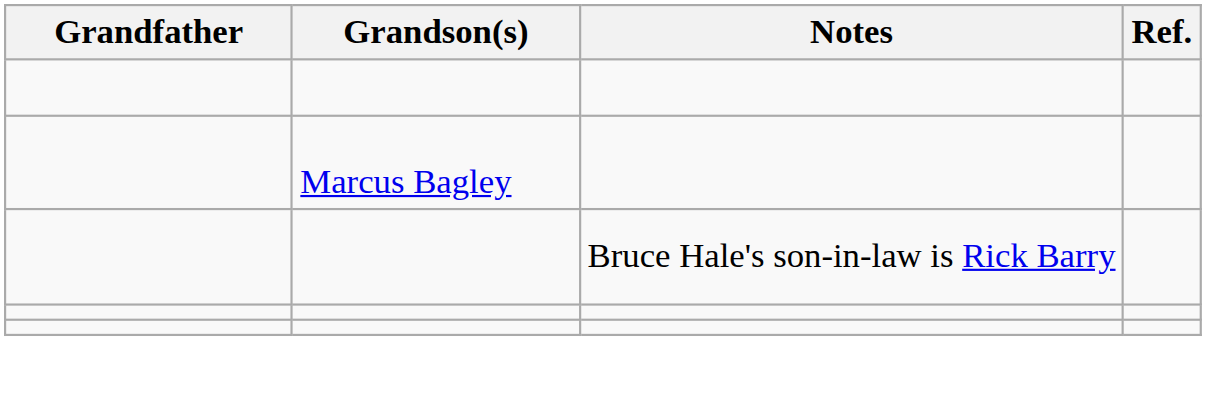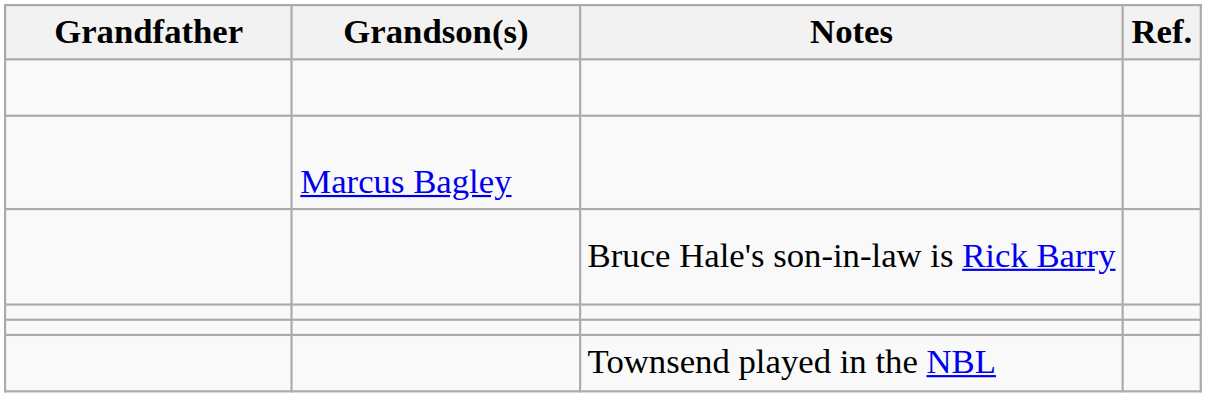+ row: (436, 363)
